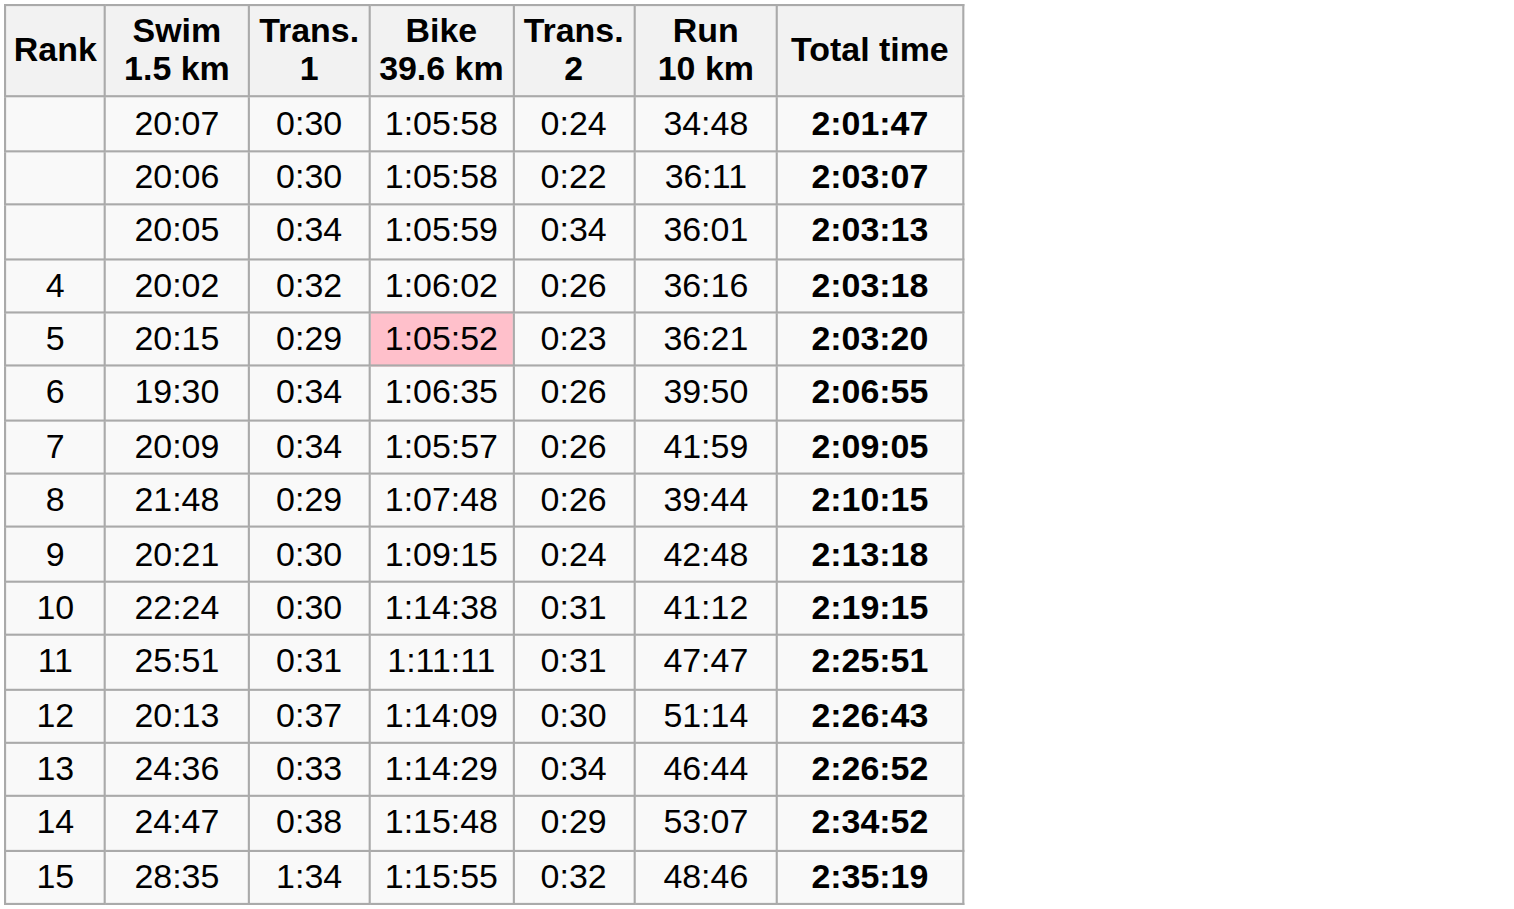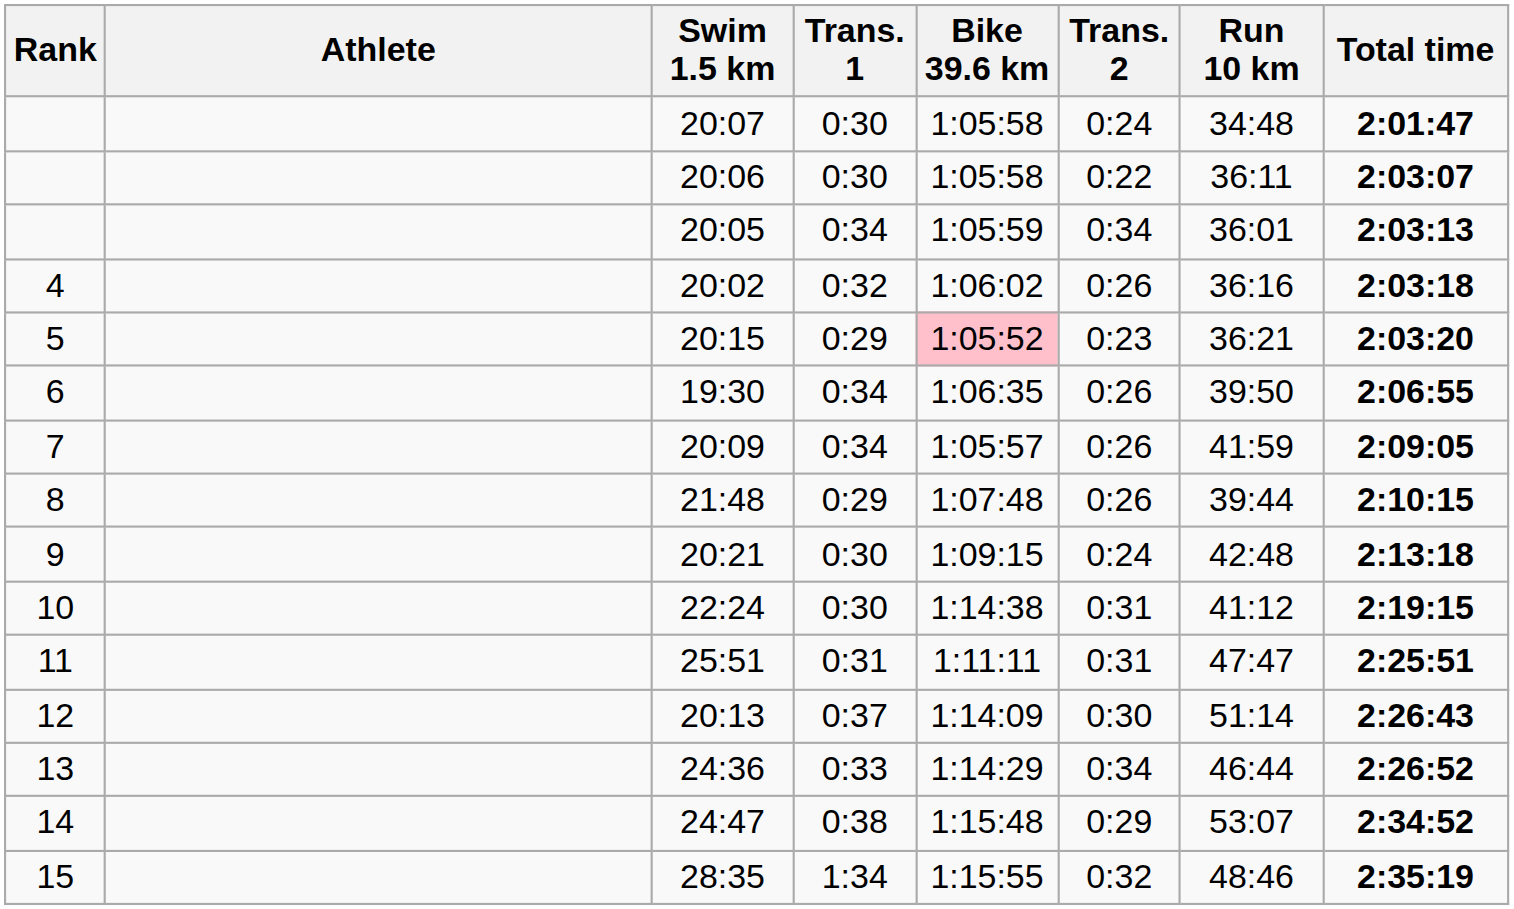+ column: (378, 50)
